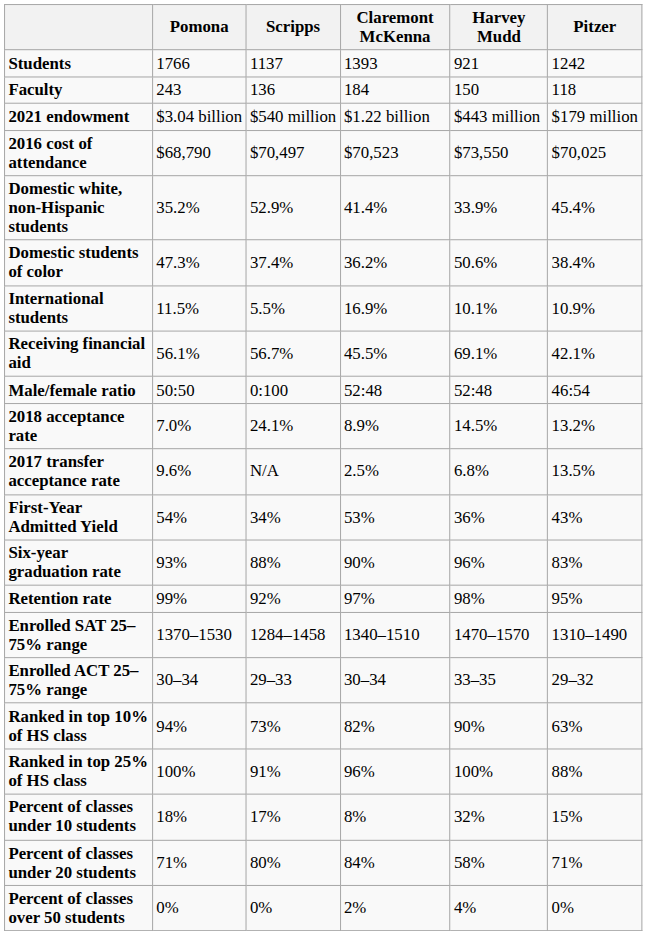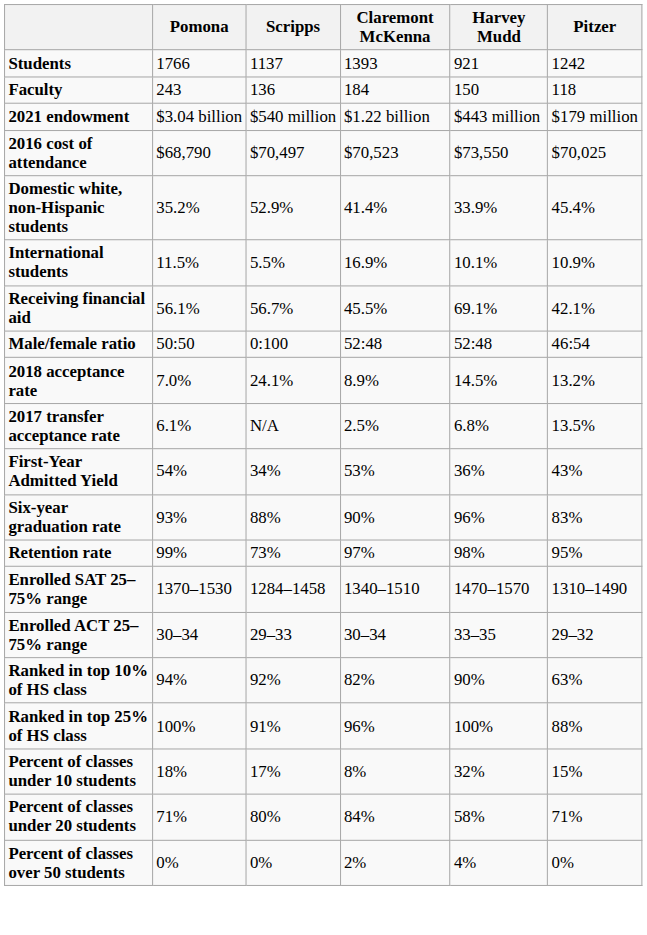- row: (73, 262)
(174, 471) 9.6% -> (174, 426) 6.1%
(265, 598) 92% -> (265, 553) 73%
(265, 725) 73% -> (265, 680) 92%
